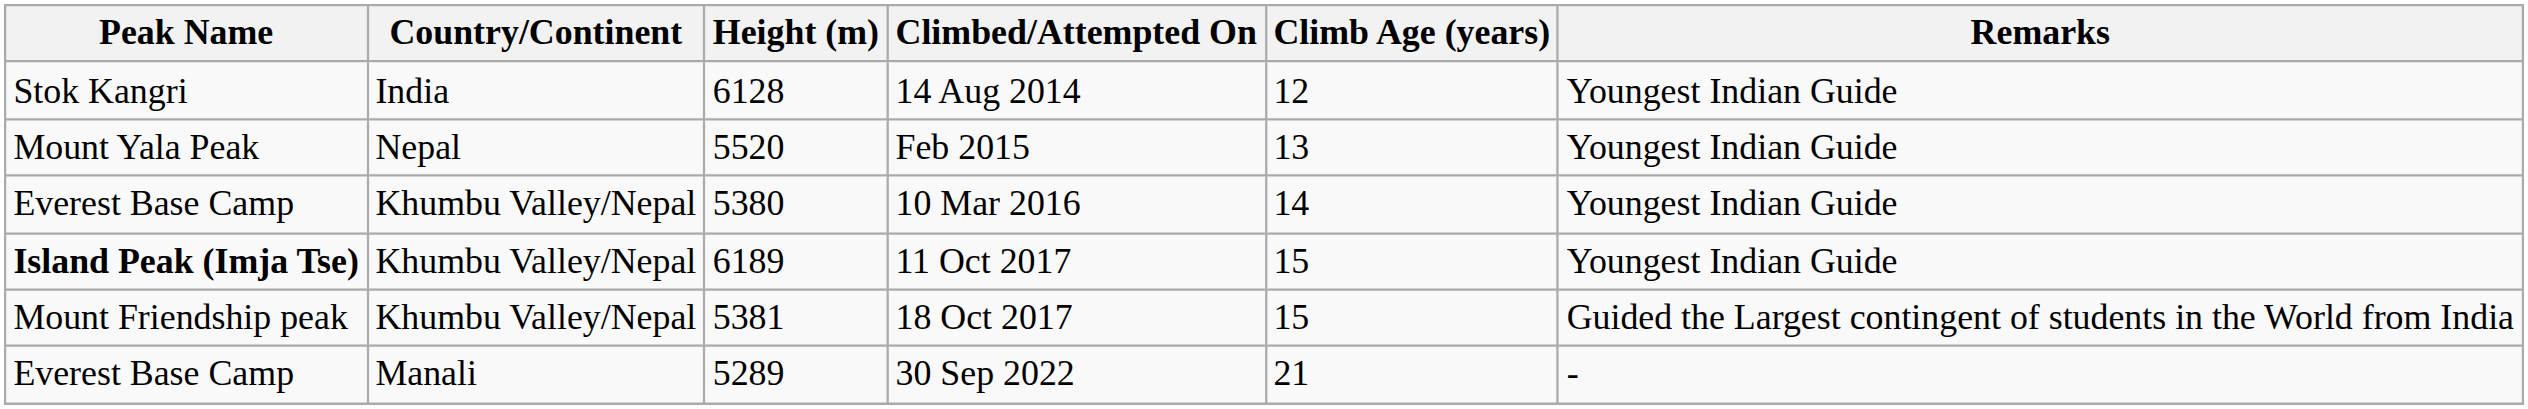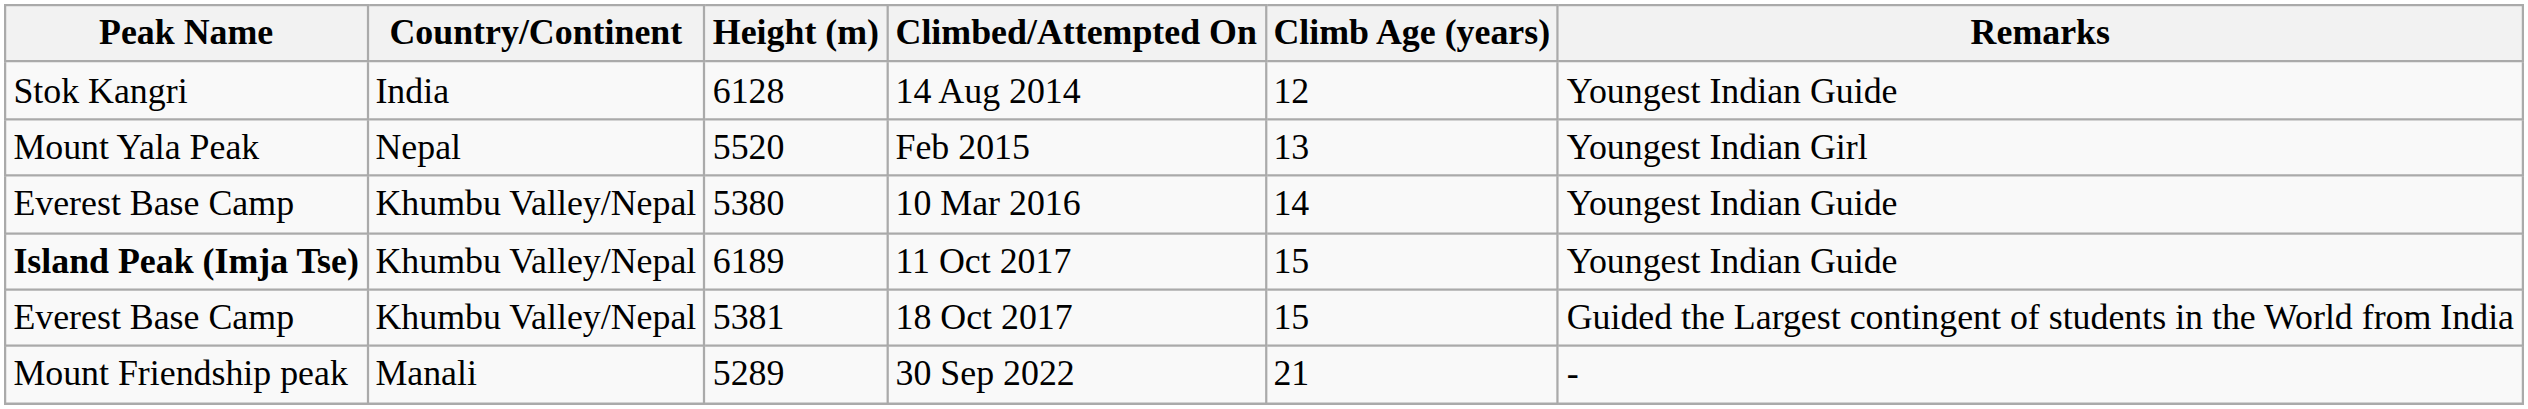(1732, 146) Youngest Indian Guide -> (1717, 146) Youngest Indian Girl
(181, 317) Mount Friendship peak -> (154, 317) Everest Base Camp
(154, 373) Everest Base Camp -> (181, 373) Mount Friendship peak
